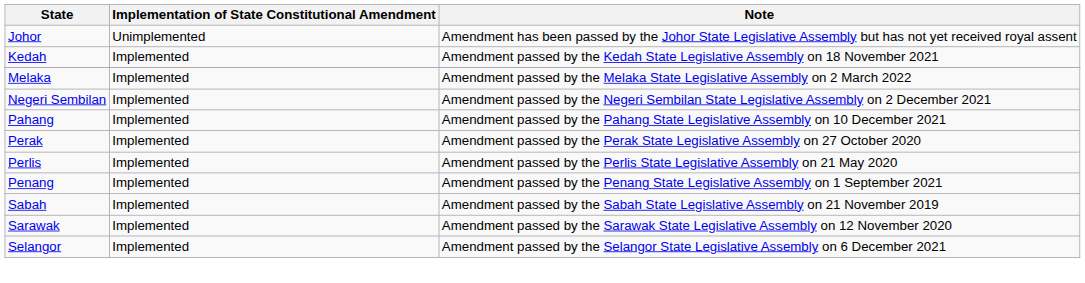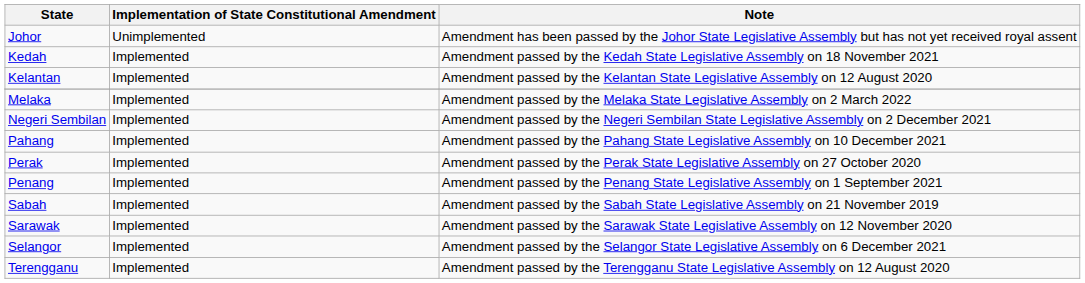+ row: (34, 78)
- row: (25, 162)
+ row: (43, 267)
